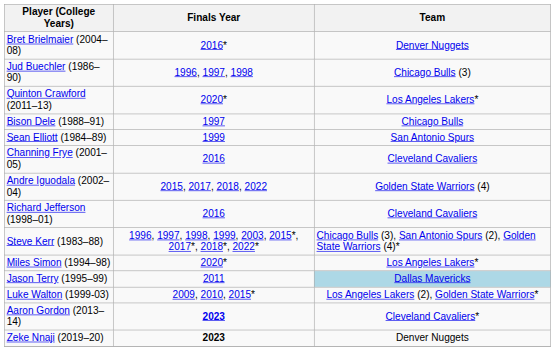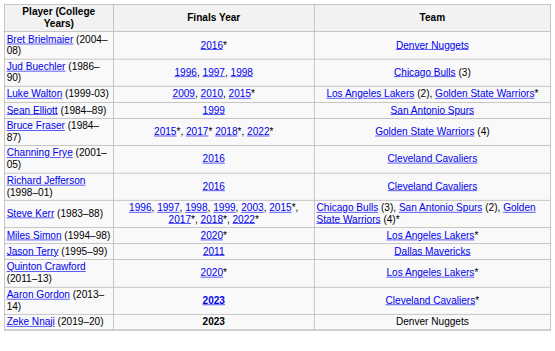rows swapped: (46, 100) <-> (58, 295)
- row: (55, 121)
+ row: (53, 132)
- row: (58, 186)
(432, 279) lightblue background -> (432, 251) no background
